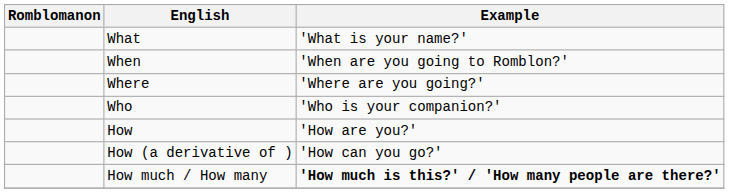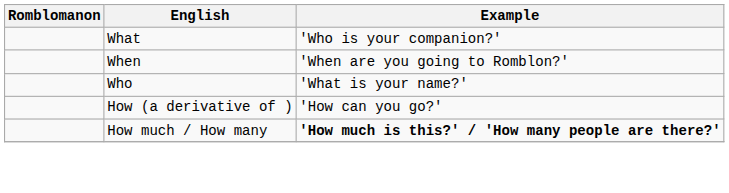(384, 39) 'What is your name?' -> (400, 39) 'Who is your companion?'
- row: (128, 85)
(400, 108) 'Who is your companion?' -> (384, 85) 'What is your name?'
- row: (120, 130)
